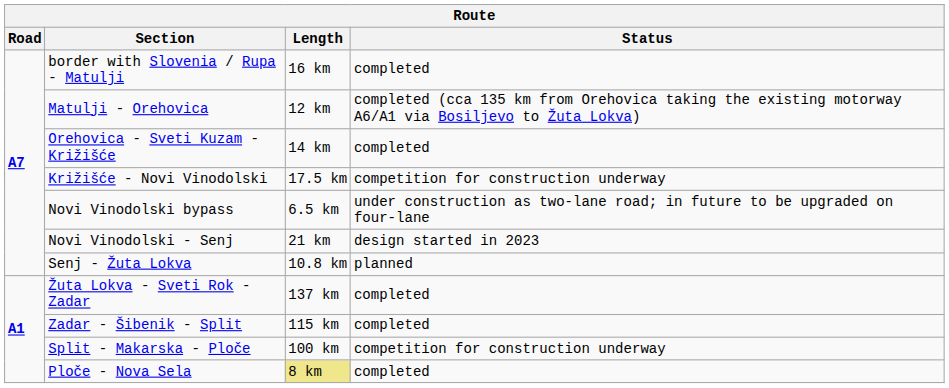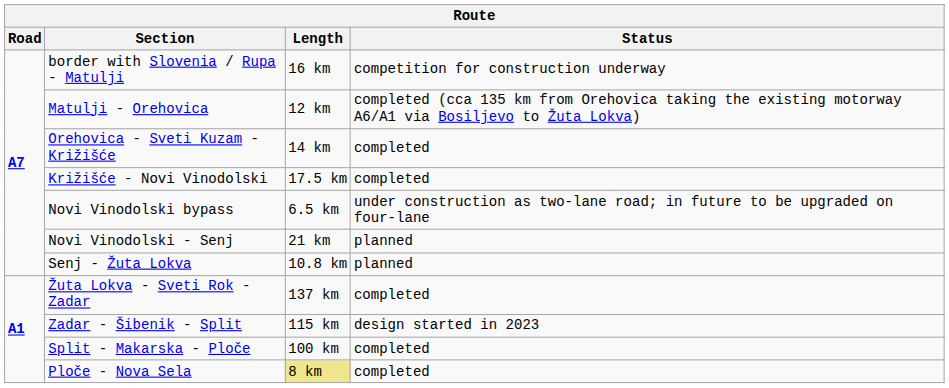(392, 70) completed -> (510, 70) competition for construction underway
(510, 179) competition for construction underway -> (392, 179) completed
(447, 241) design started in 2023 -> (383, 241) planned
(392, 326) completed -> (447, 326) design started in 2023
(510, 349) competition for construction underway -> (392, 349) completed
